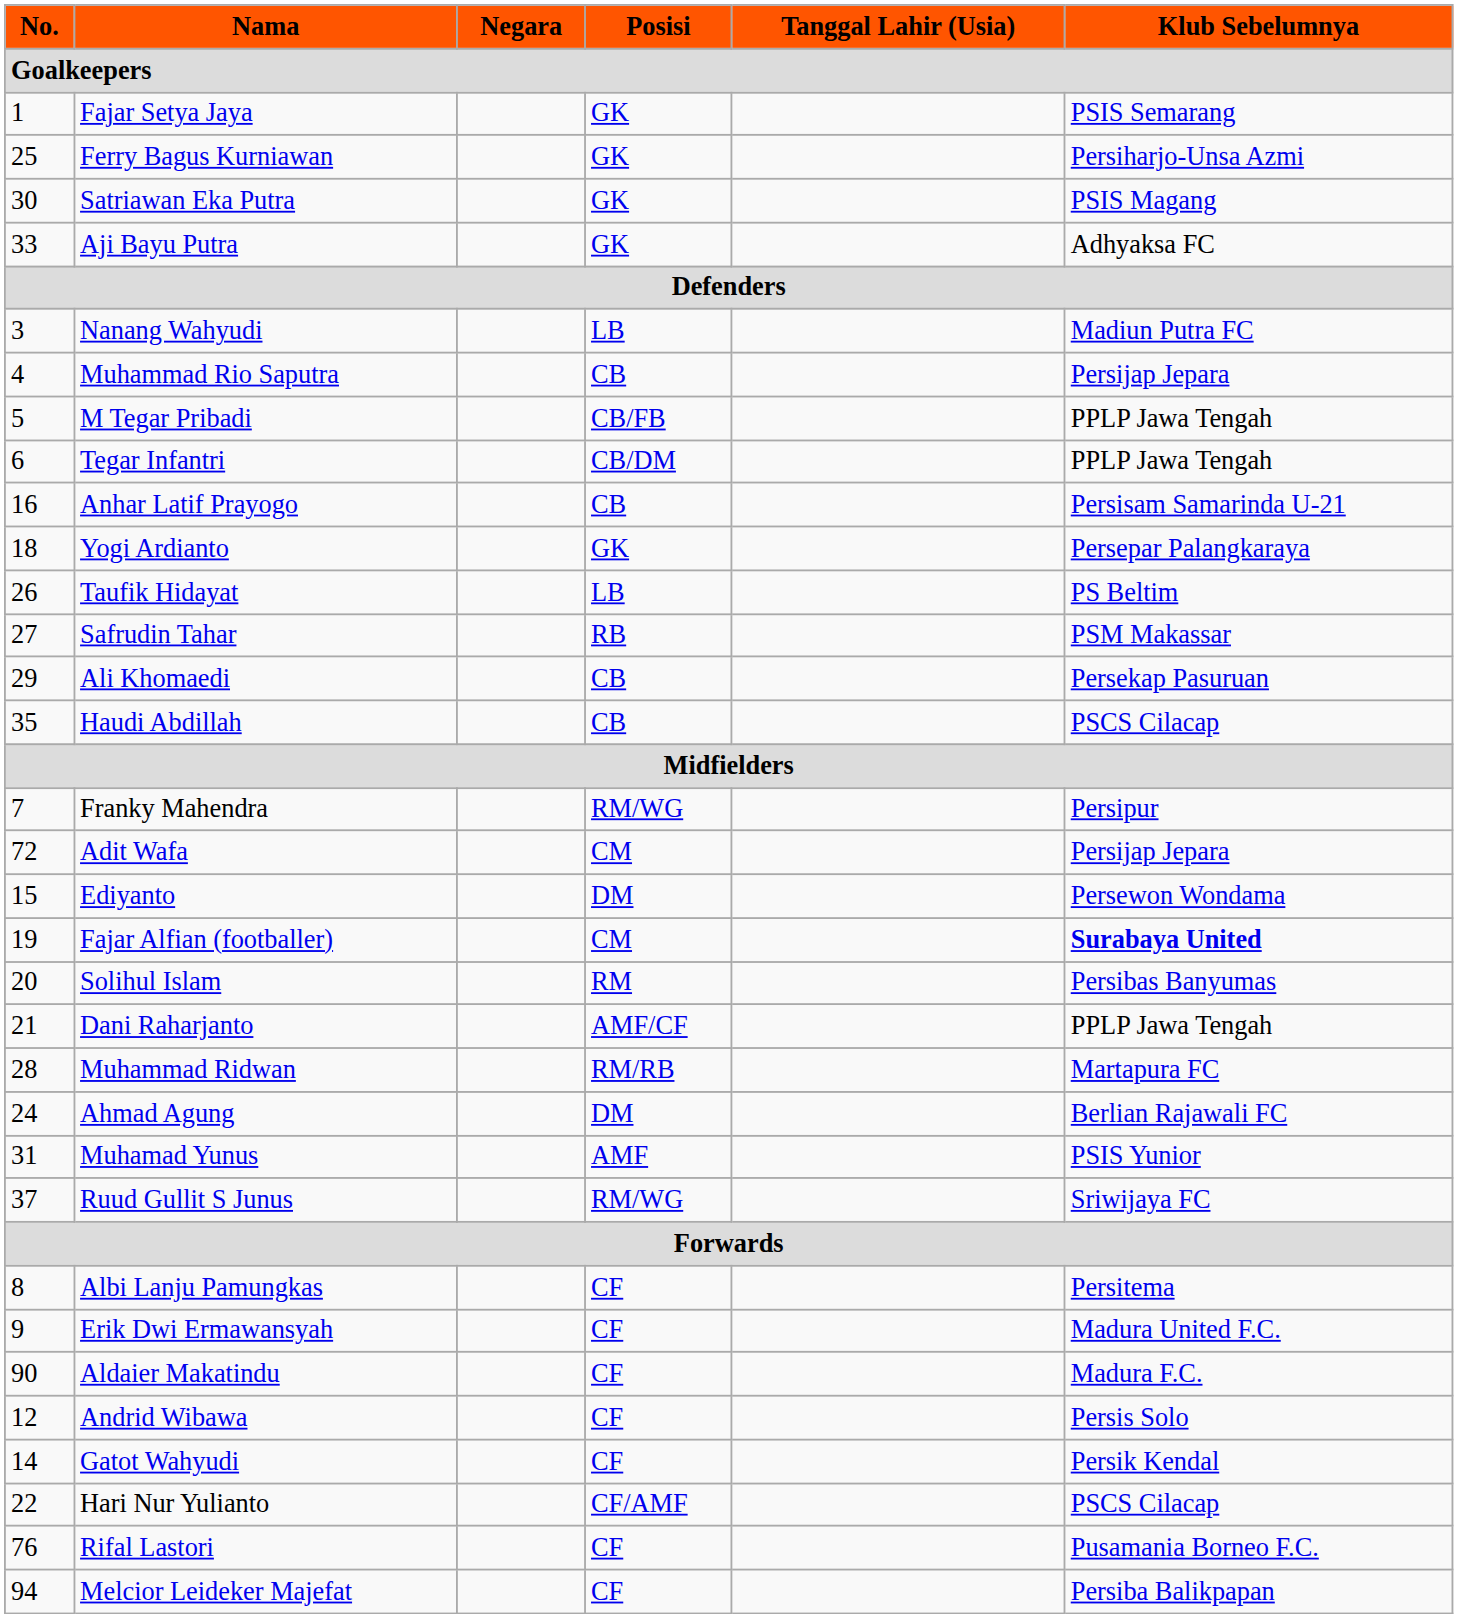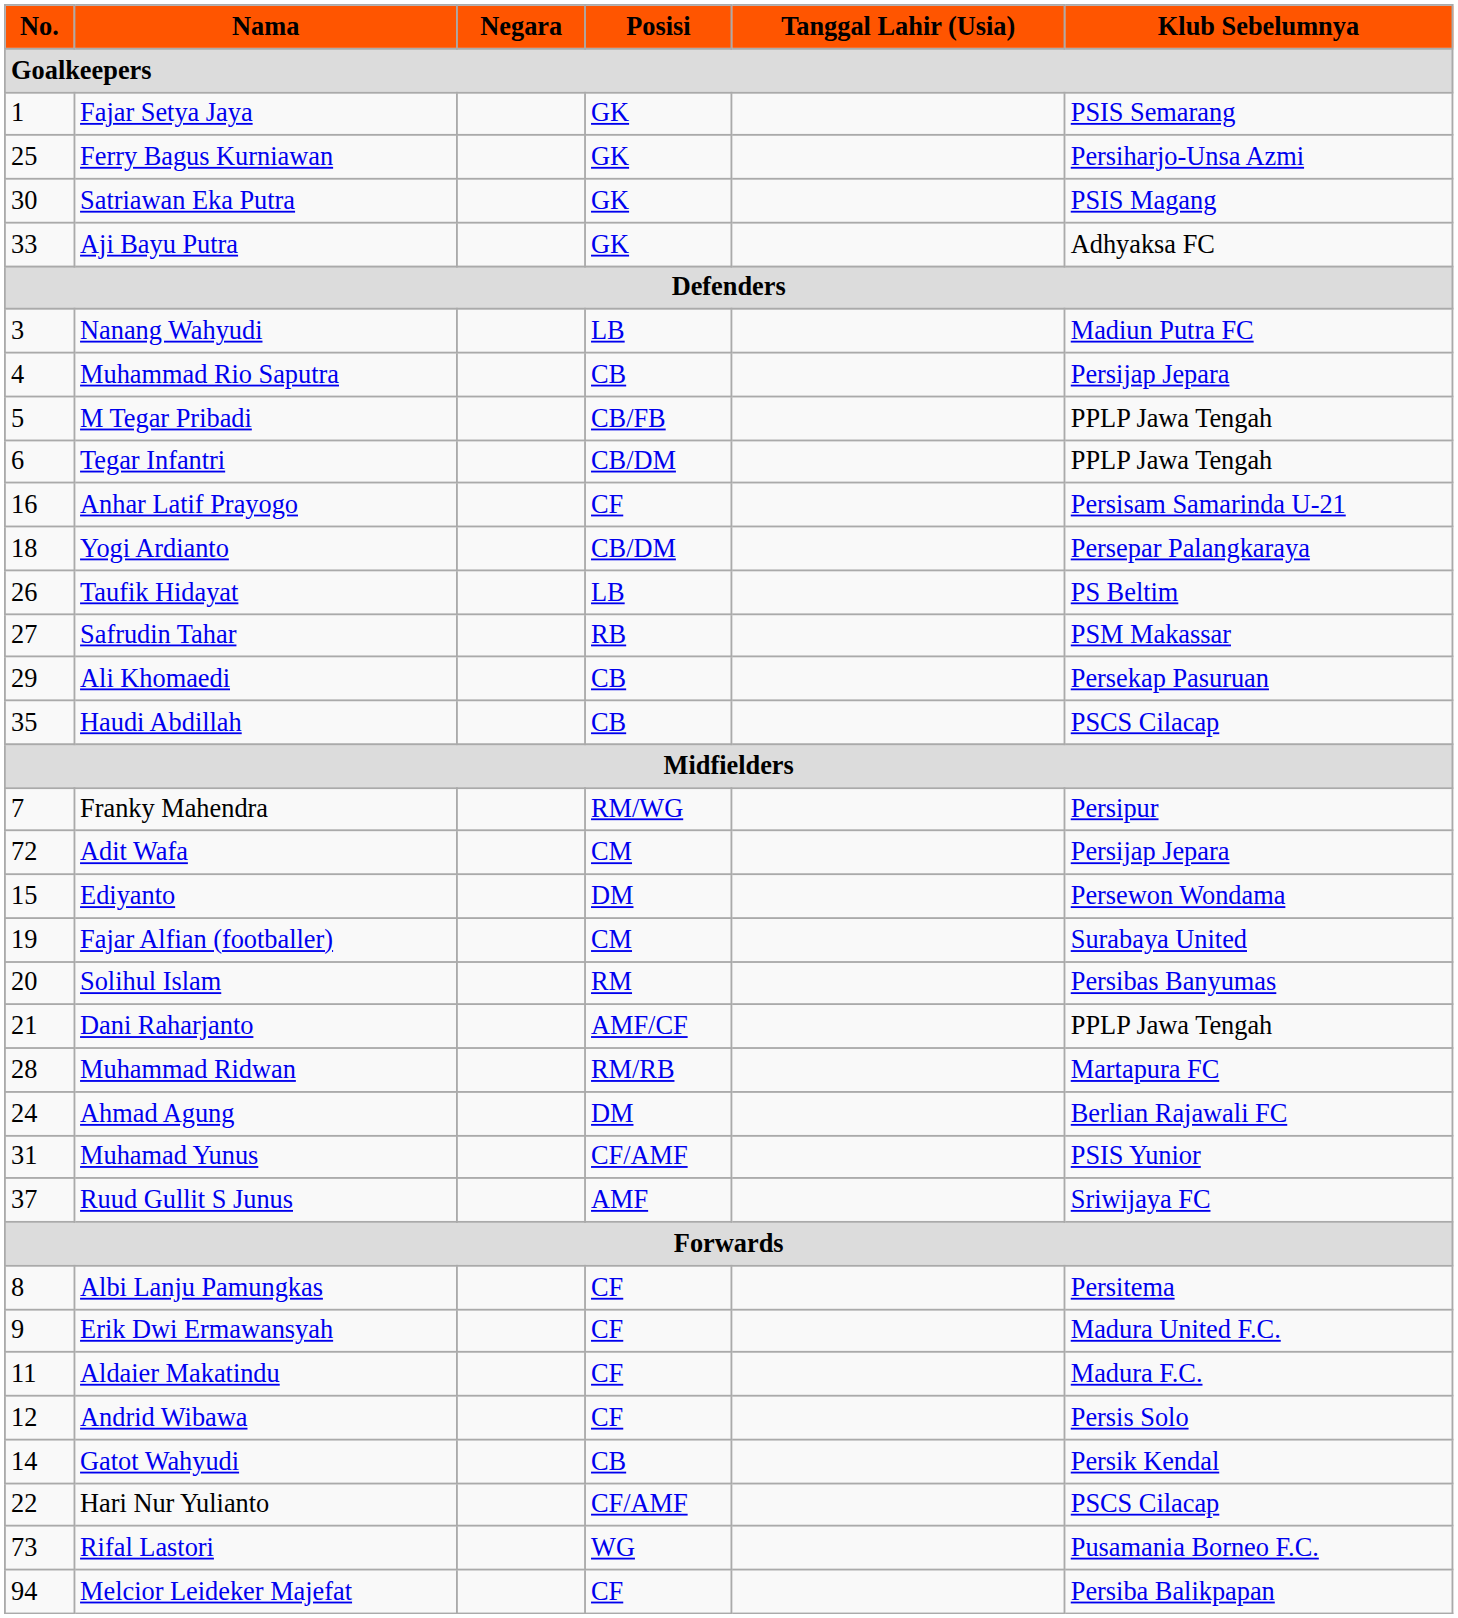(609, 504) CB -> (607, 504) CF
(610, 548) GK -> (633, 548) CB/DM
(1166, 939) bold -> (1159, 939) normal
(620, 1156) AMF -> (639, 1156) CF/AMF
(637, 1200) RM/WG -> (620, 1200) AMF
(24, 1373) 90 -> (24, 1373) 11
(607, 1460) CF -> (609, 1460) CB
(24, 1547) 76 -> (24, 1547) 73
(607, 1547) CF -> (613, 1547) WG
